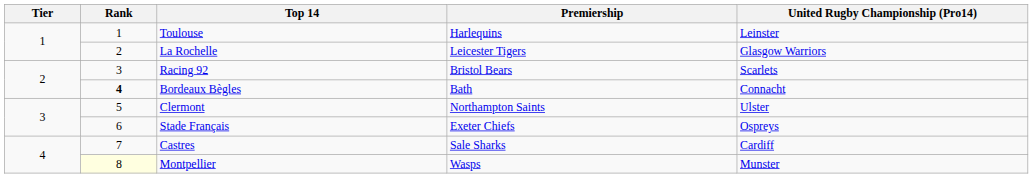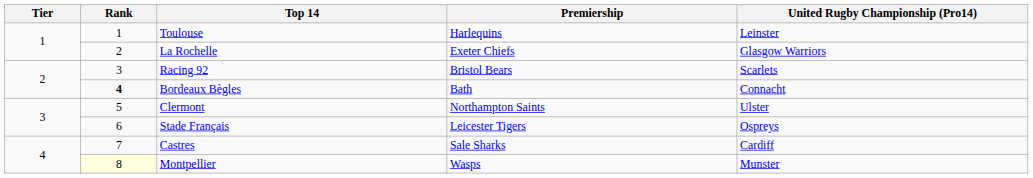(488, 51) Leicester Tigers -> (482, 51) Exeter Chiefs
(482, 126) Exeter Chiefs -> (488, 126) Leicester Tigers
